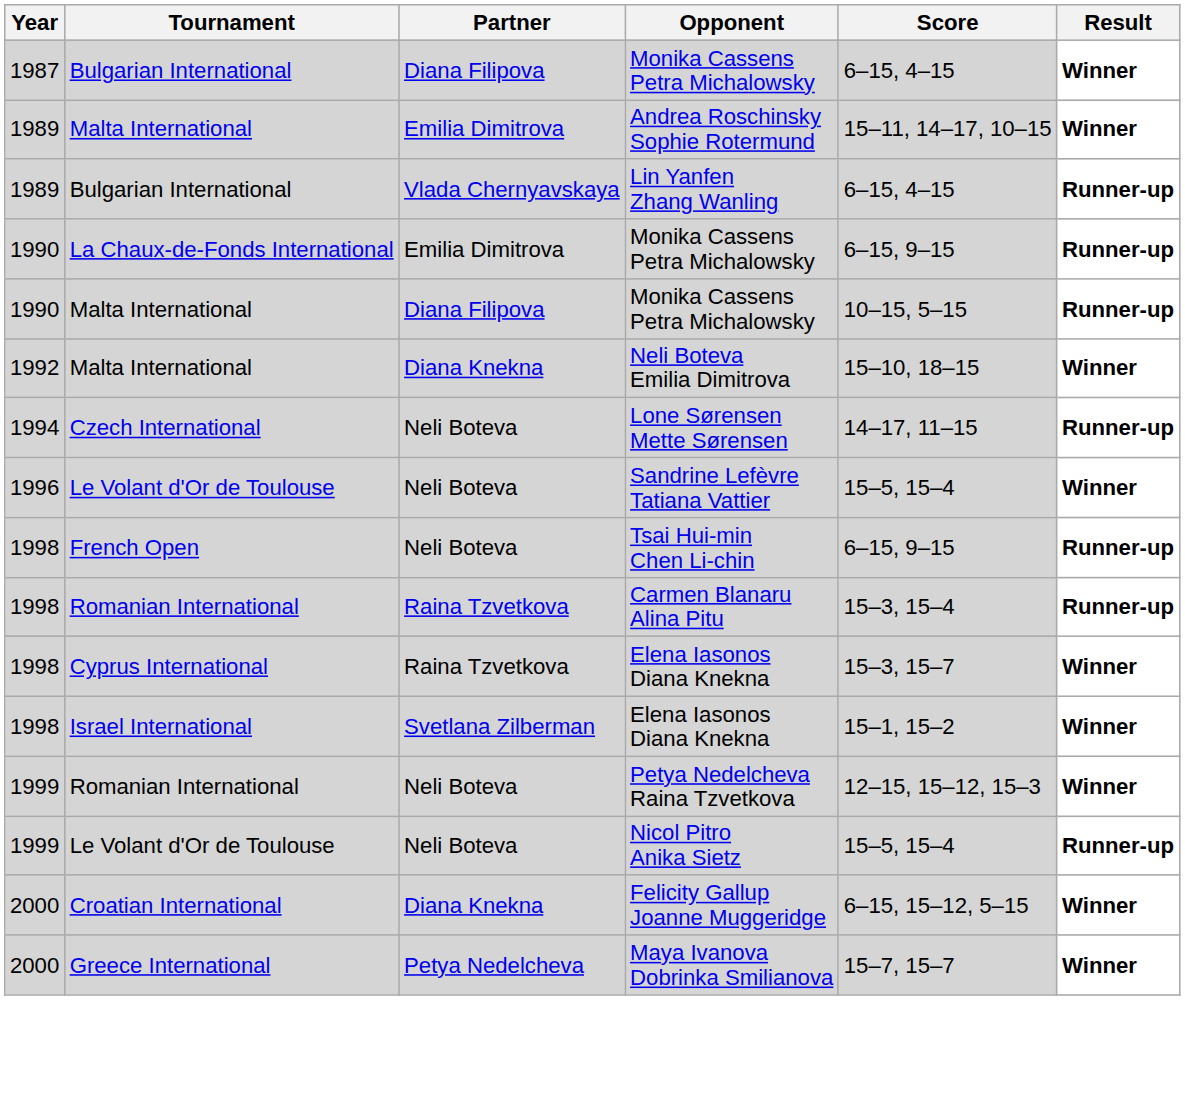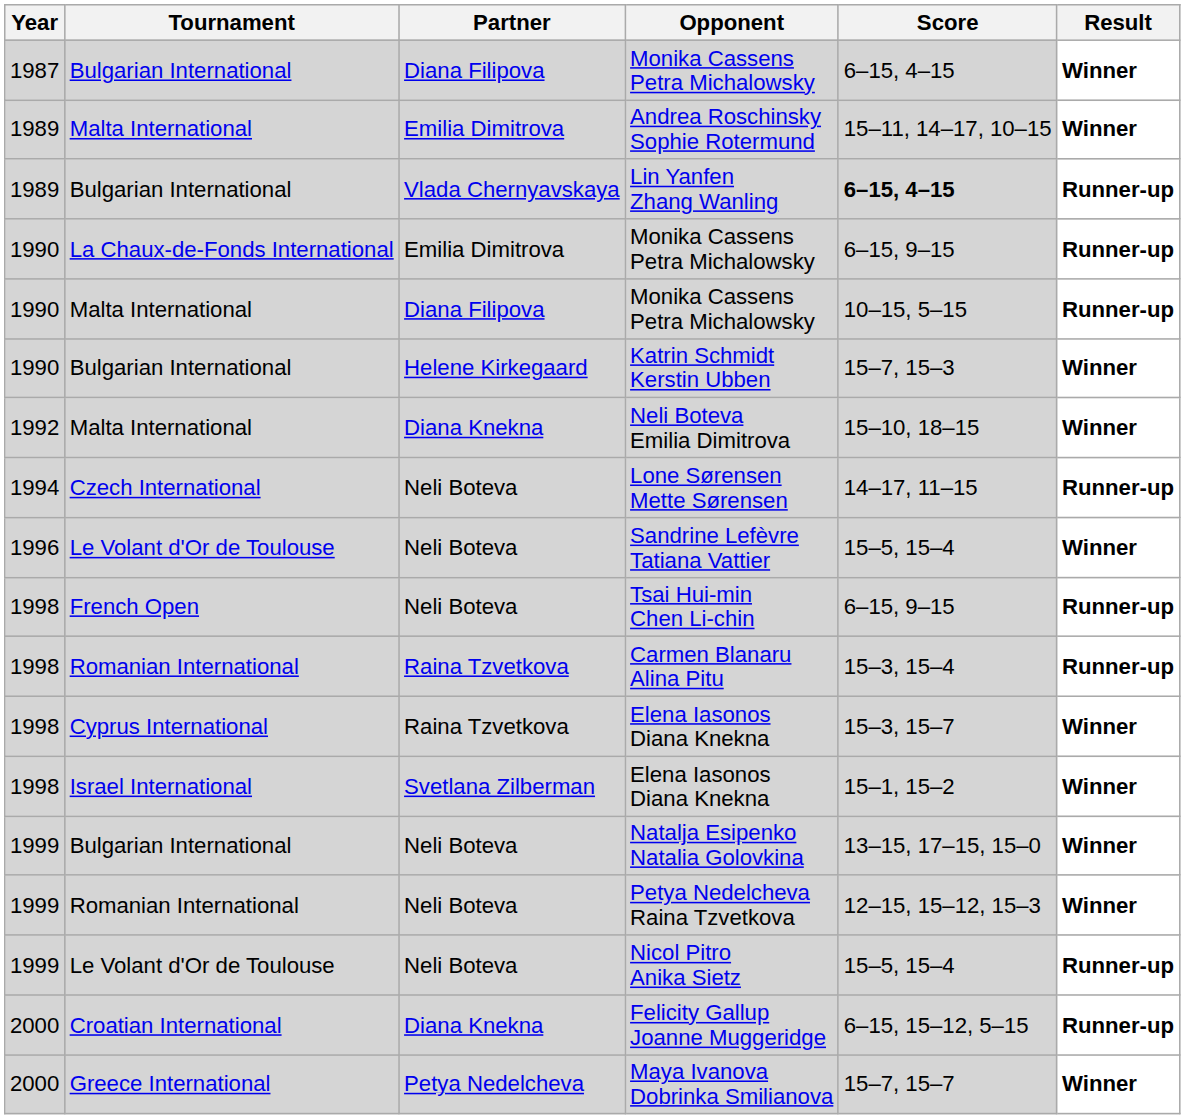(899, 189) normal -> (899, 189) bold
+ row: (181, 368)
+ row: (181, 846)
(1099, 905) Winner -> (1118, 1025) Runner-up
